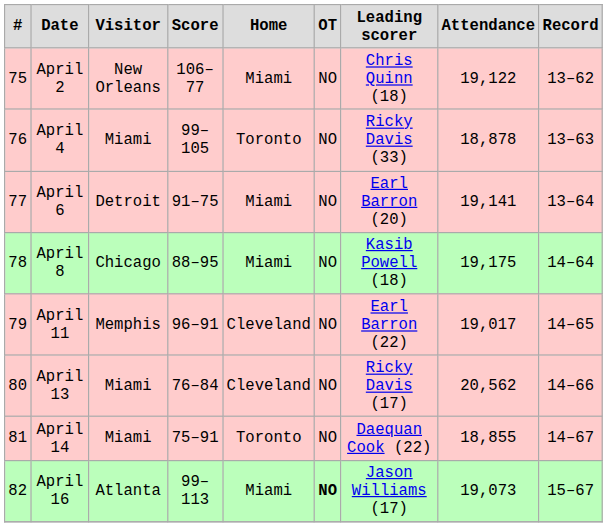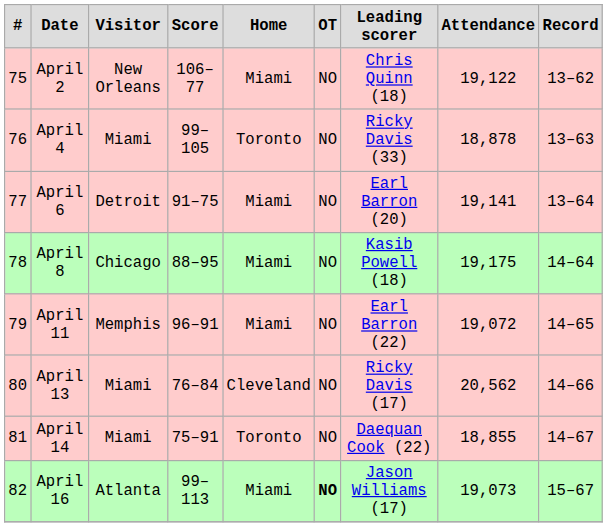(269, 324) Cleveland -> (269, 324) Miami
(488, 324) 19,017 -> (488, 324) 19,072
